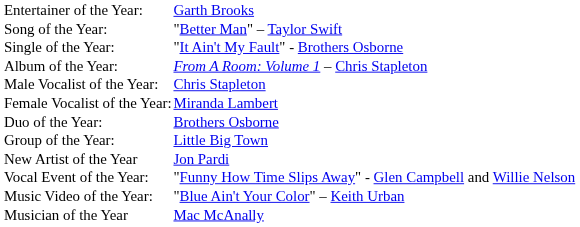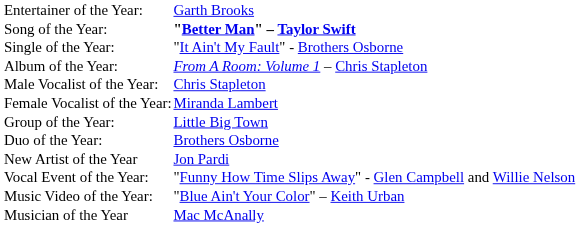(258, 28) normal -> (265, 28) bold
rows swapped: (53, 121) <-> (59, 140)
